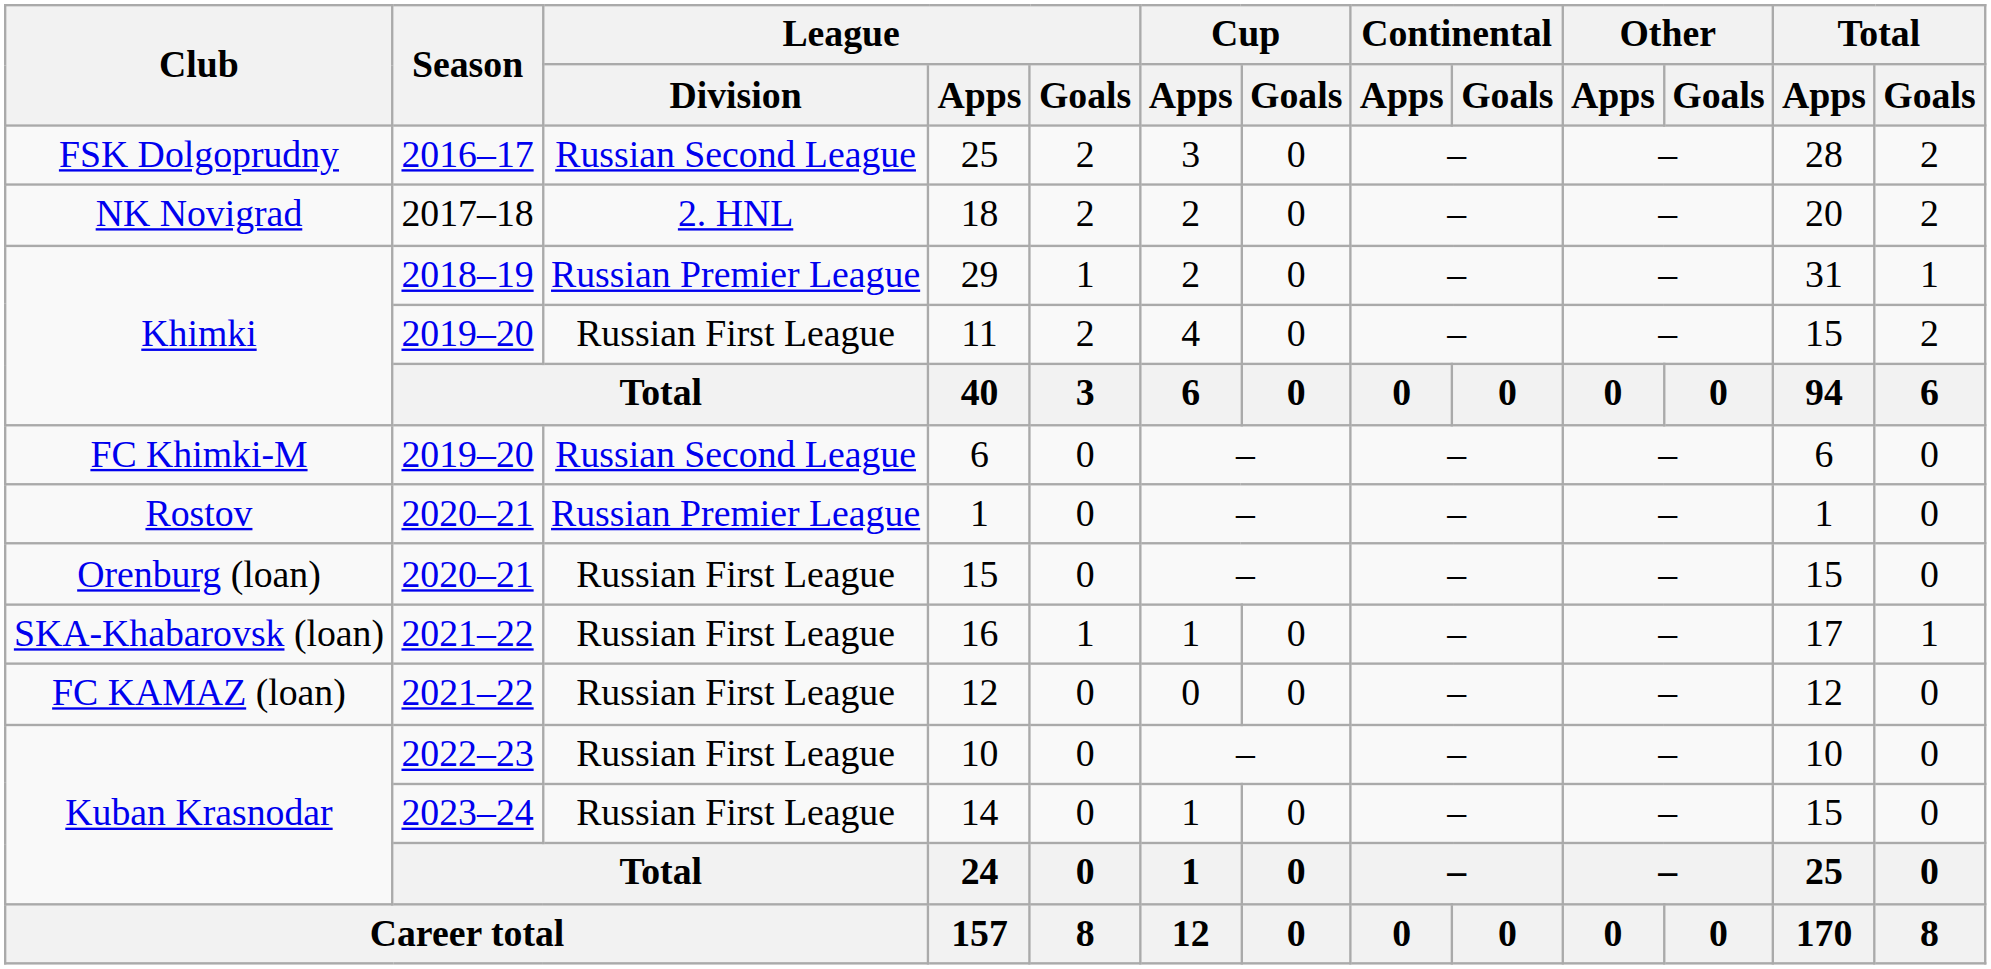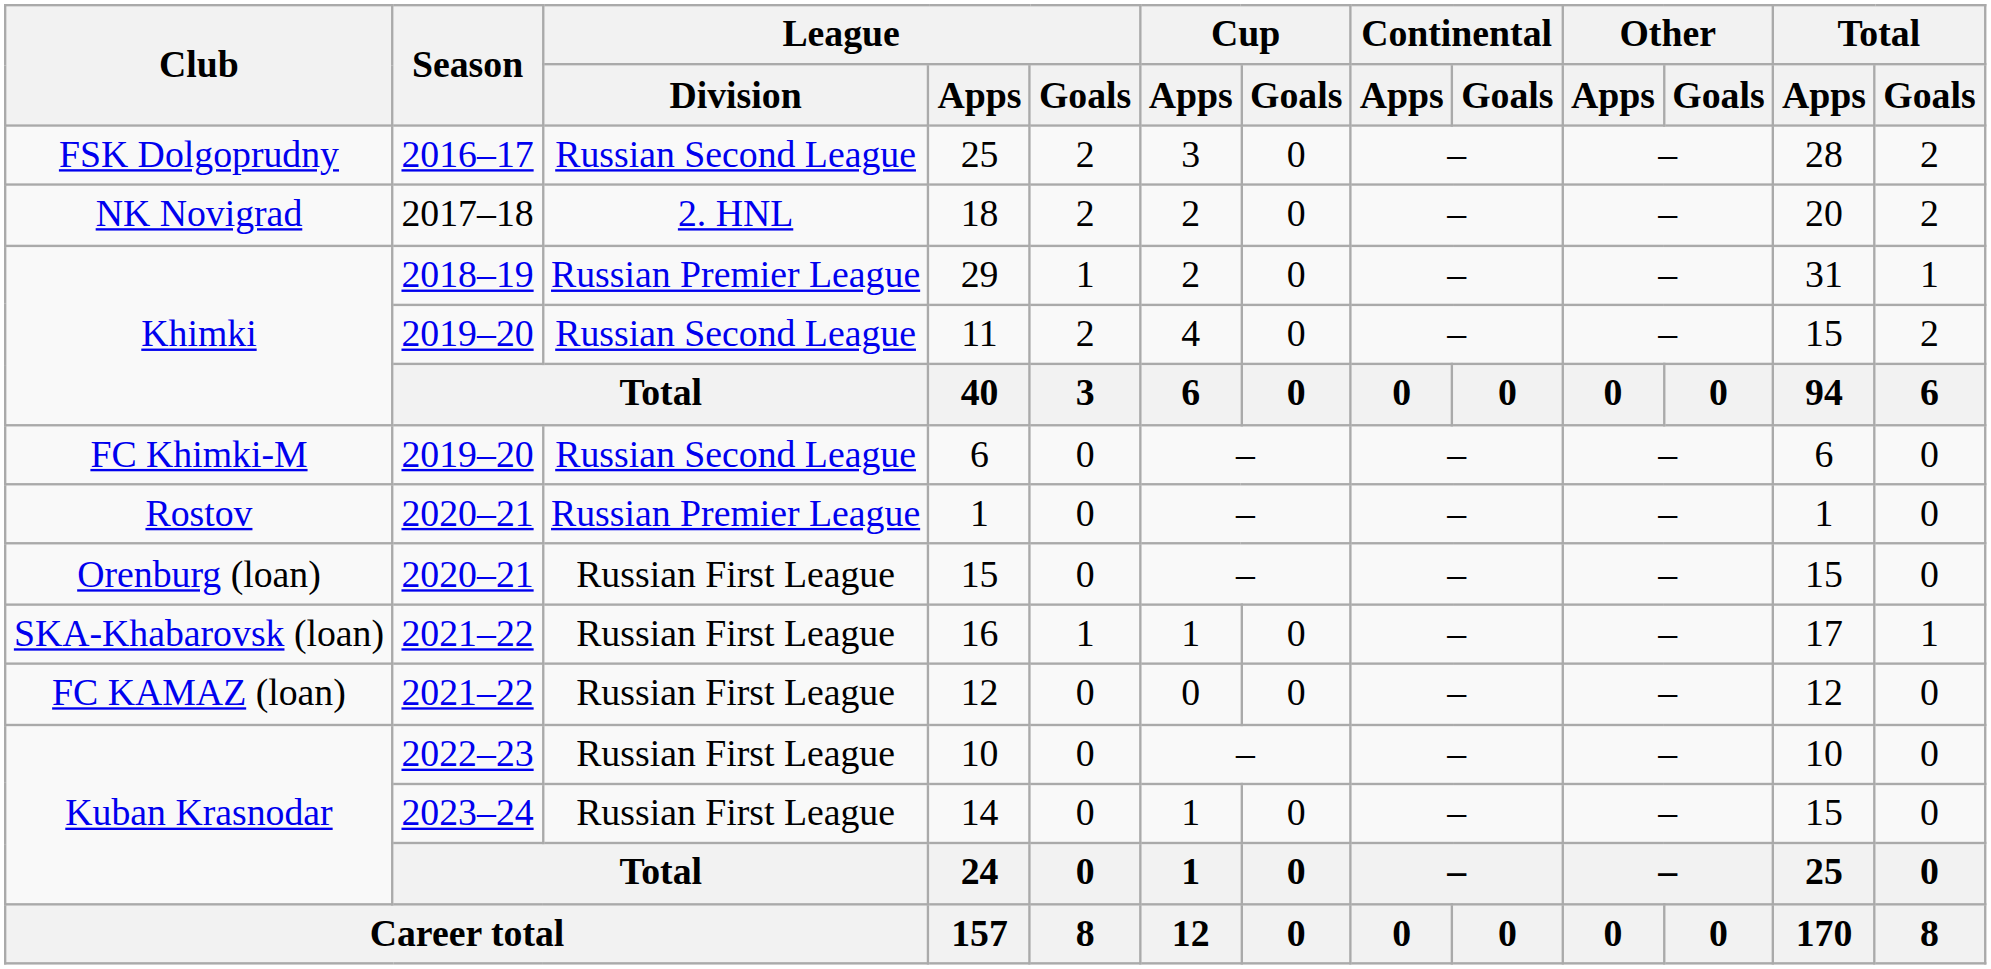(736, 333) Russian First League -> (736, 333) Russian Second League
